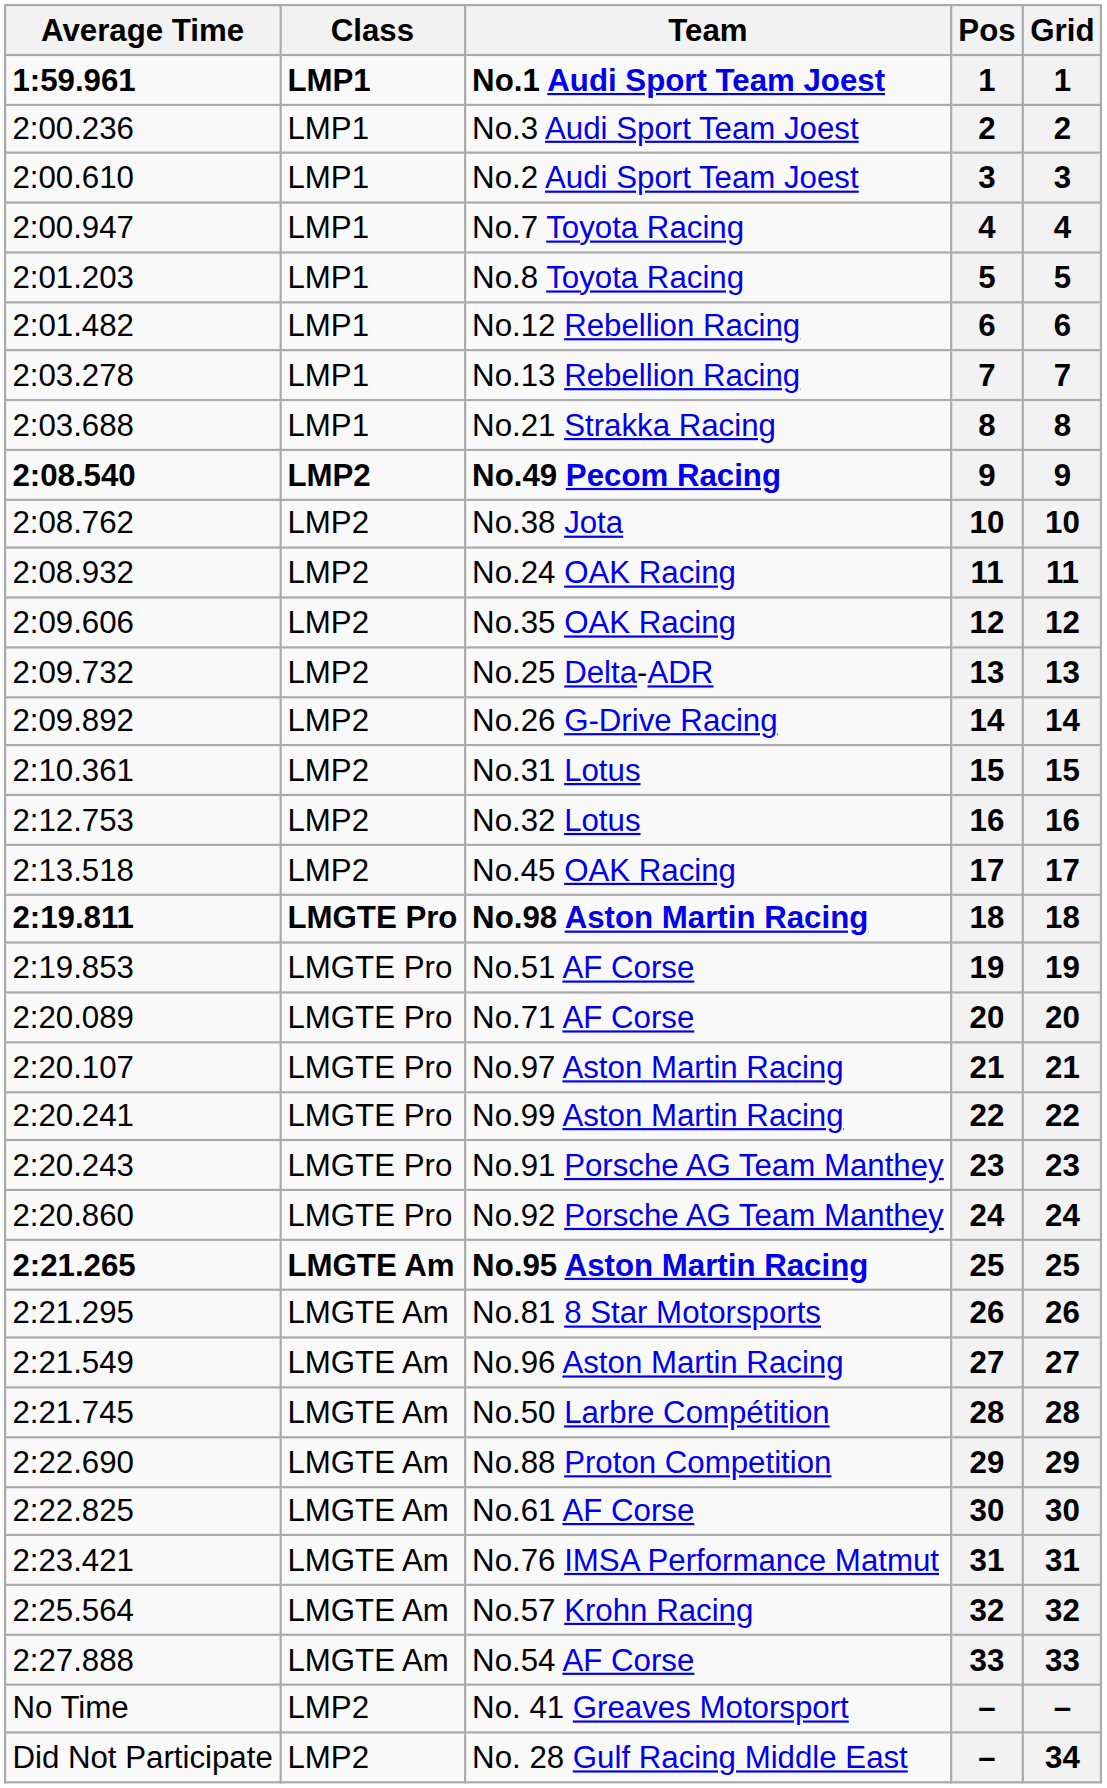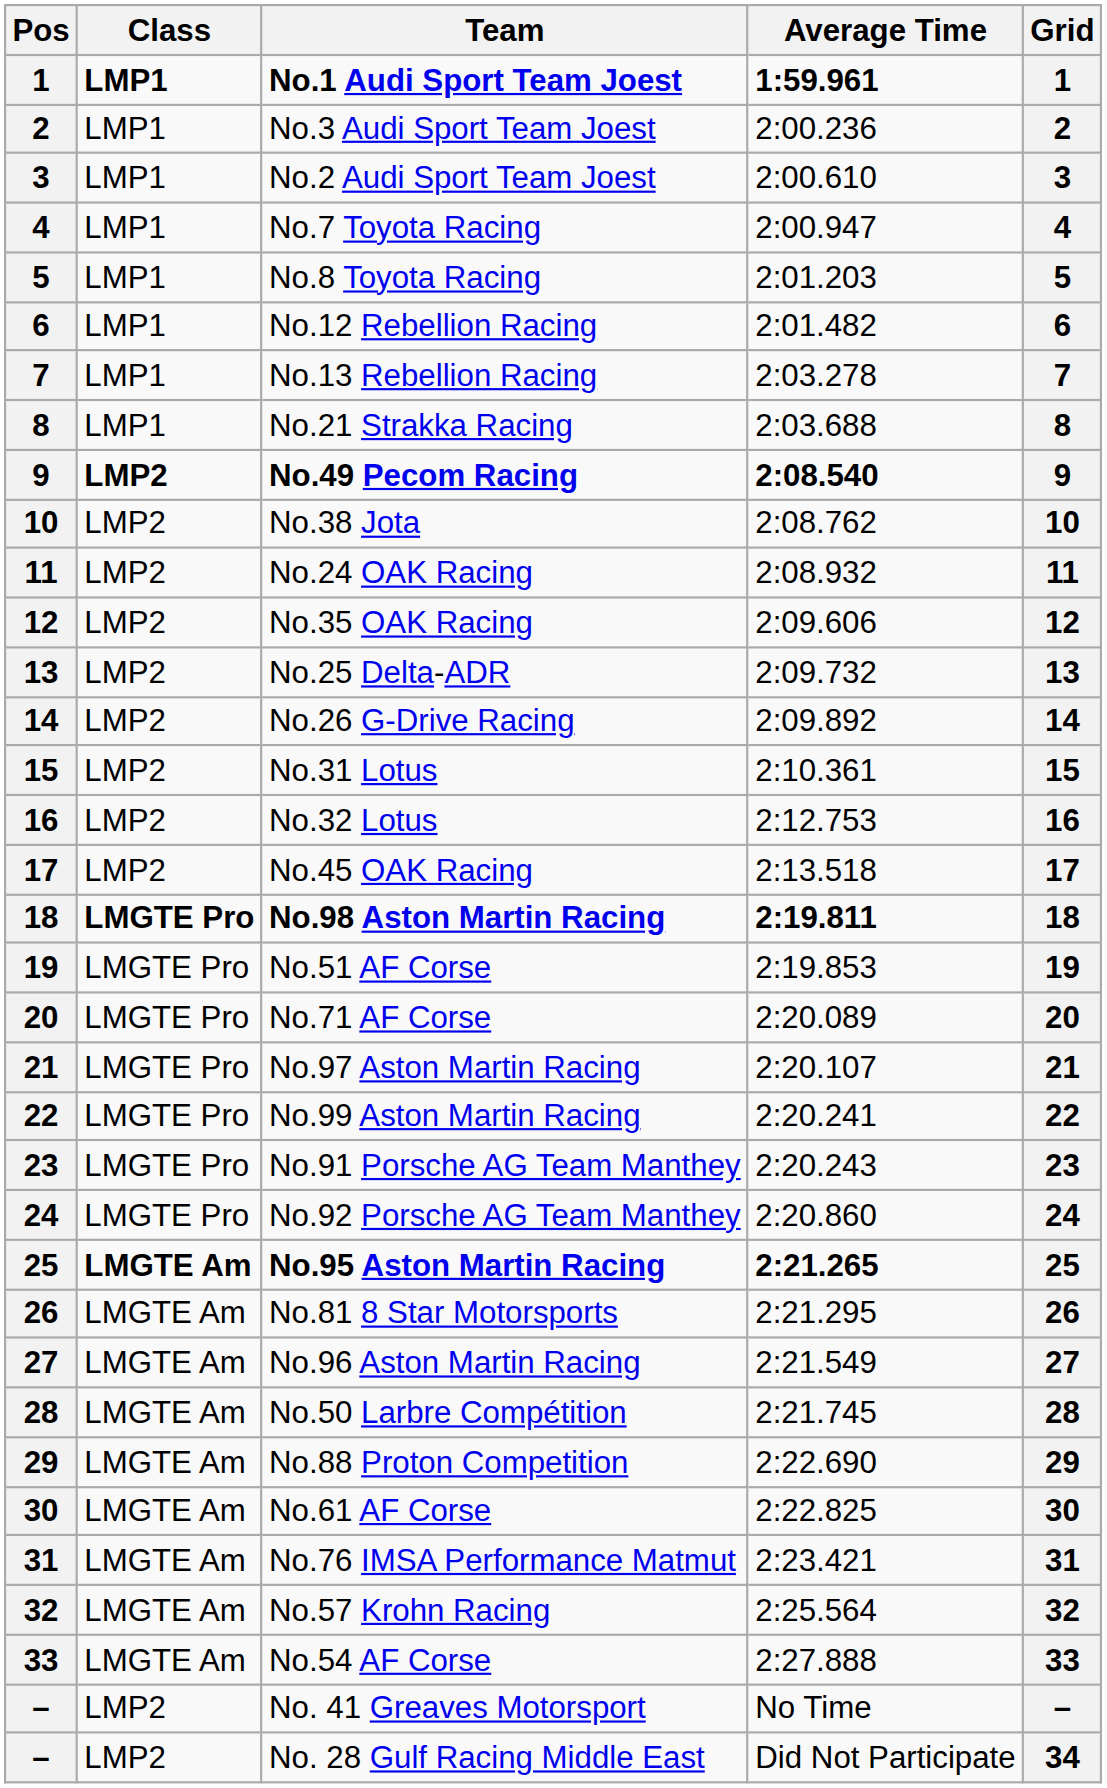columns swapped: (987, 30) <-> (143, 30)
